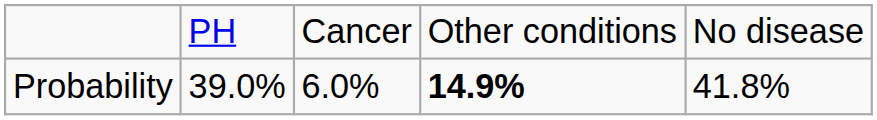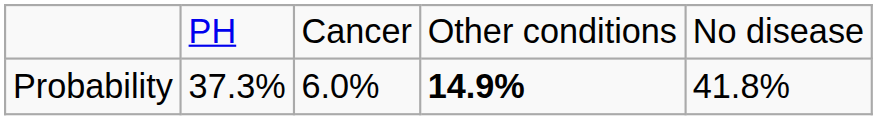(237, 85) 39.0% -> (237, 85) 37.3%
